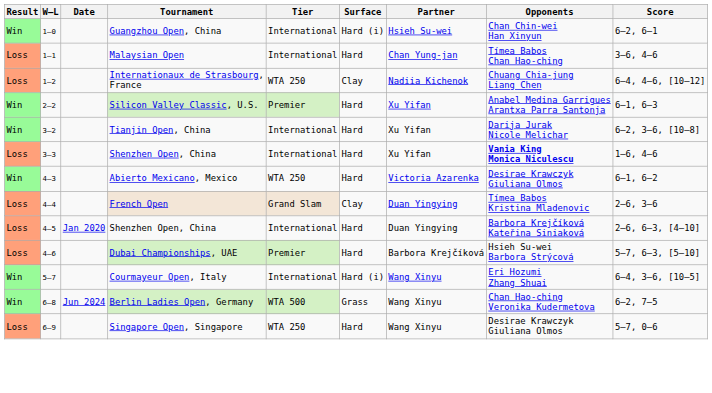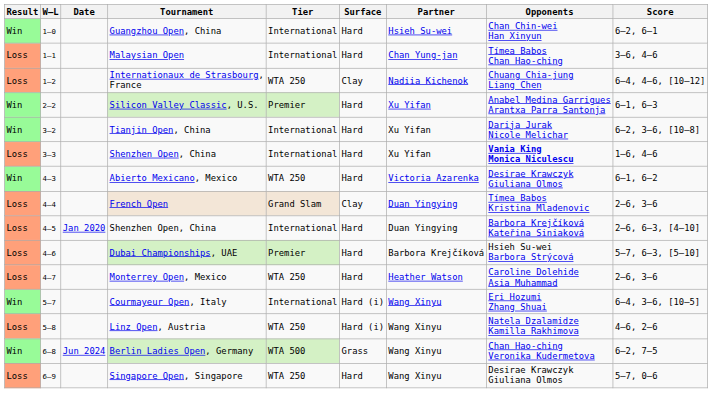(363, 31) Hard (i) -> (352, 31) Hard
+ row: (49, 278)
+ row: (49, 327)
